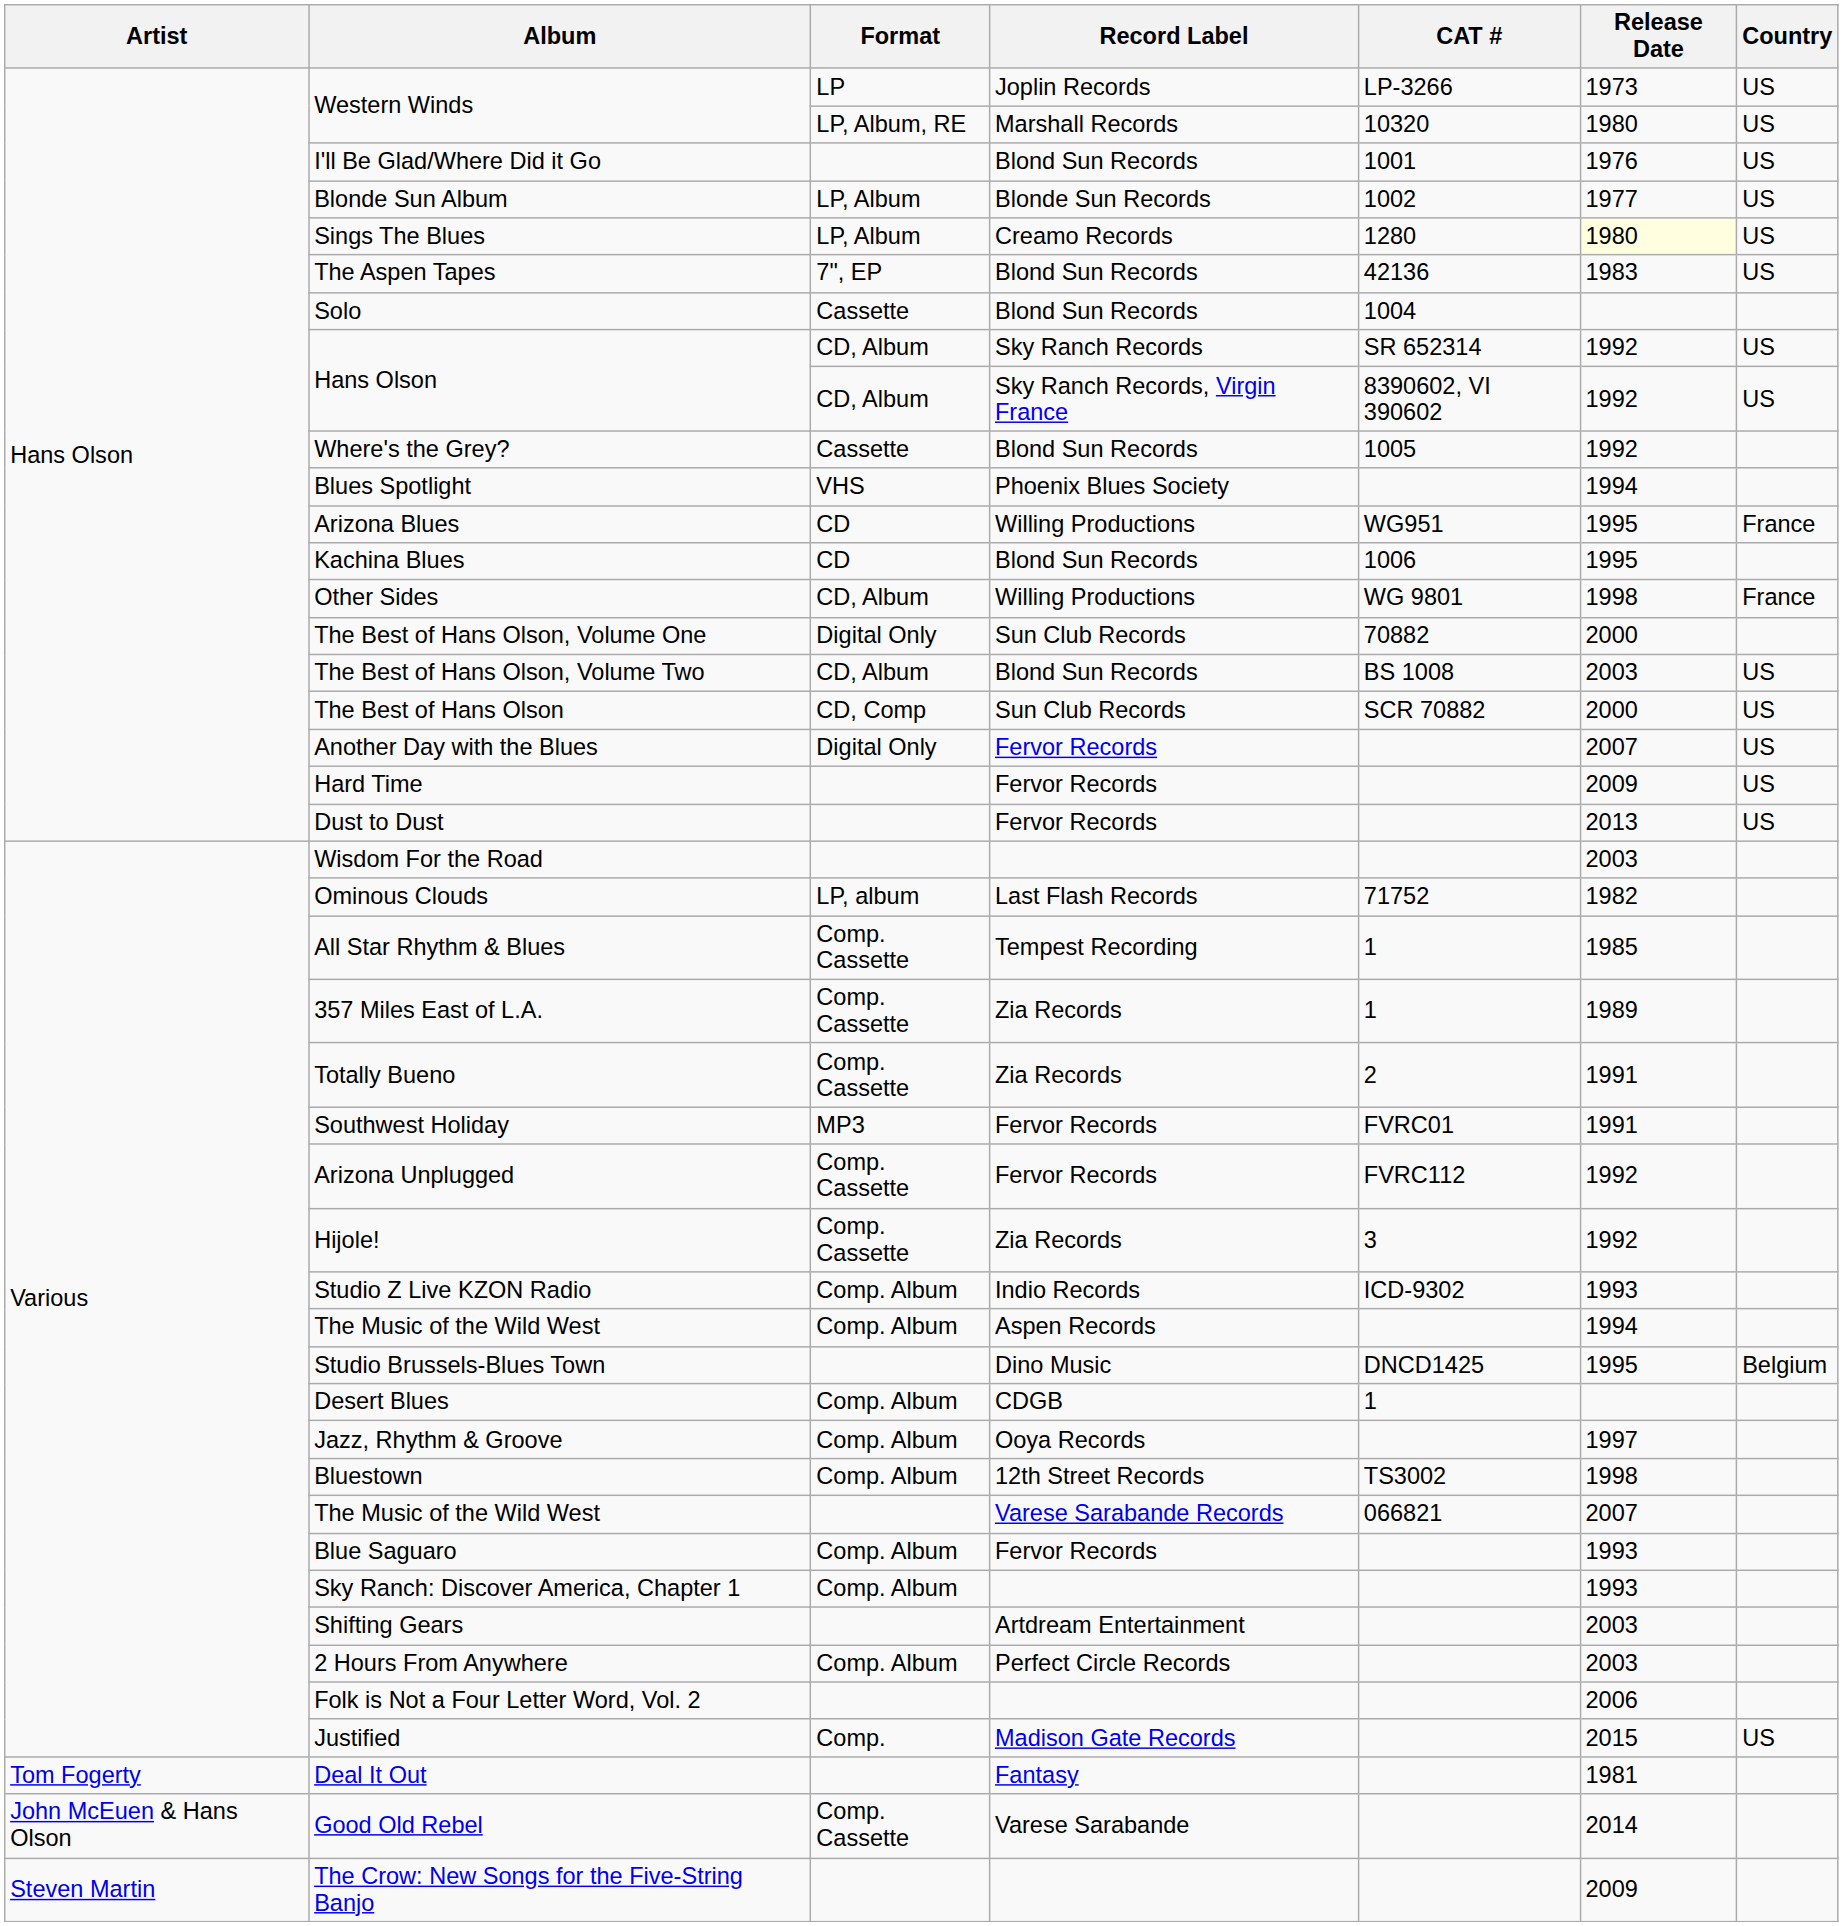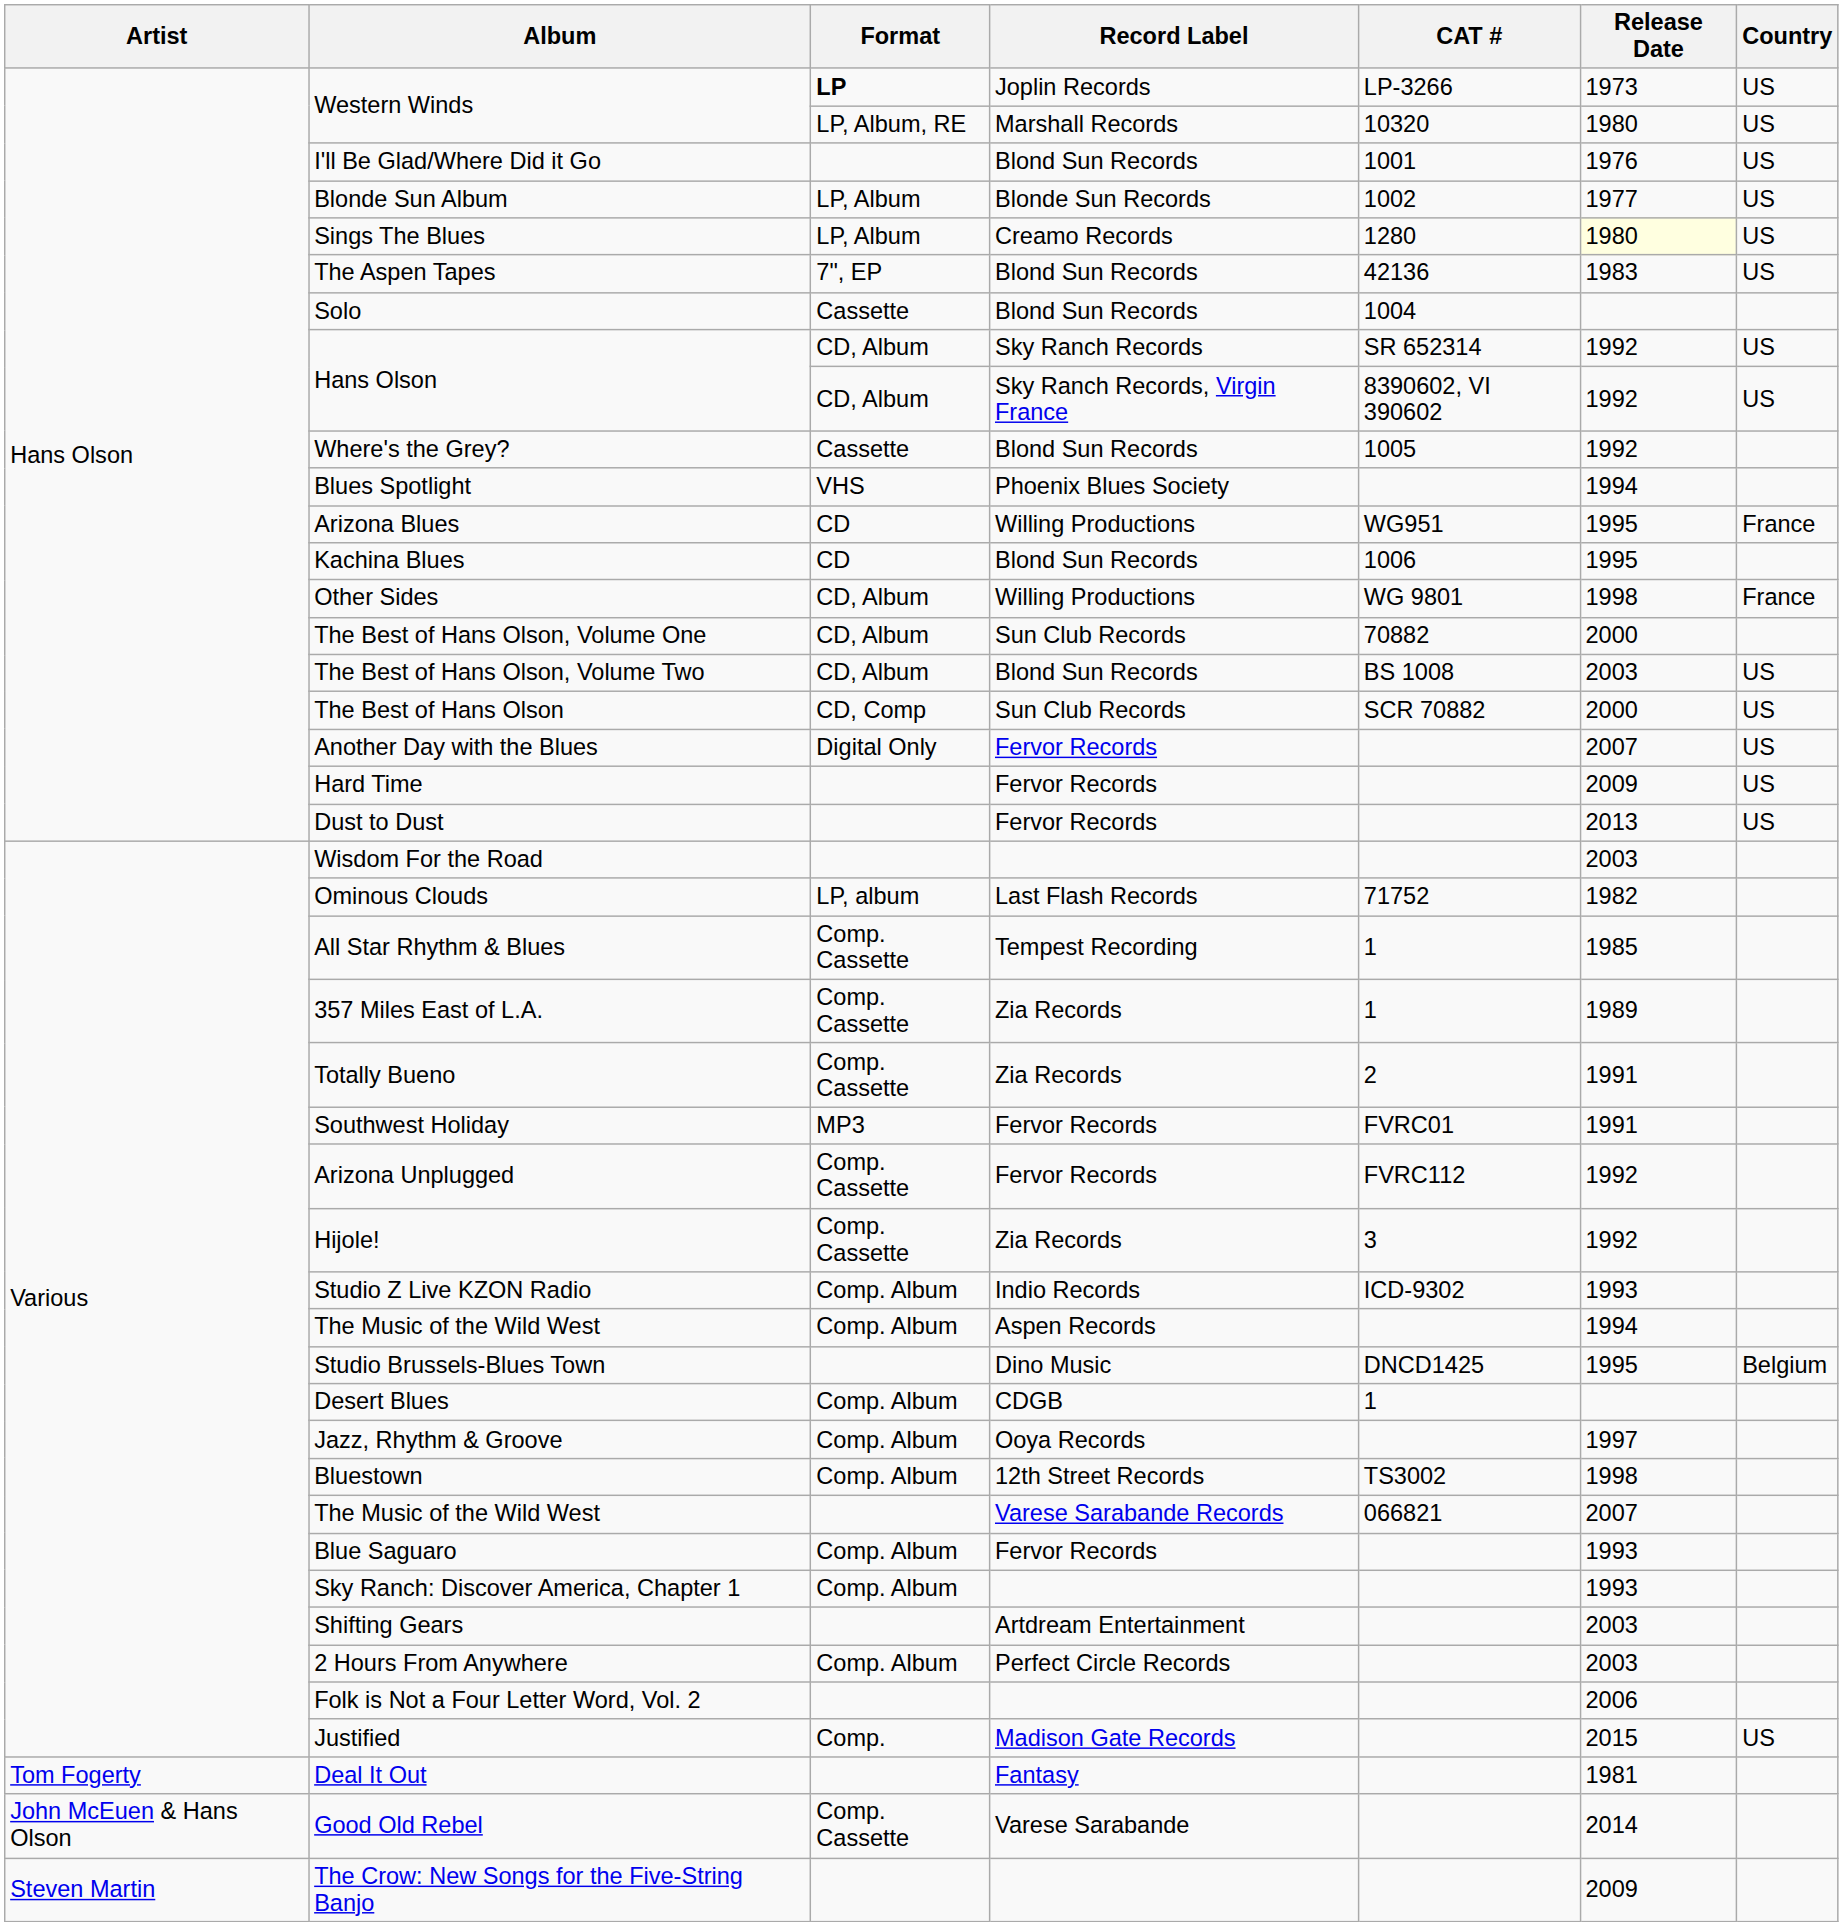(831, 86) normal -> (831, 86) bold
(876, 635) Digital Only -> (873, 635) CD, Album
